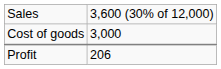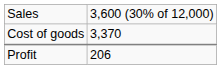(106, 34) 3,000 -> (106, 34) 3,370
